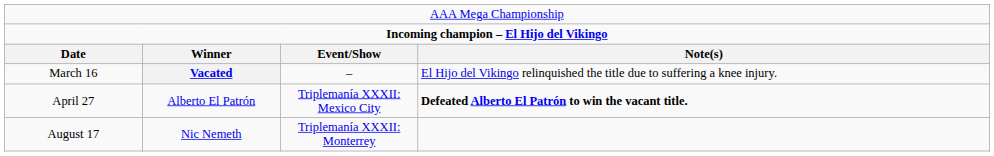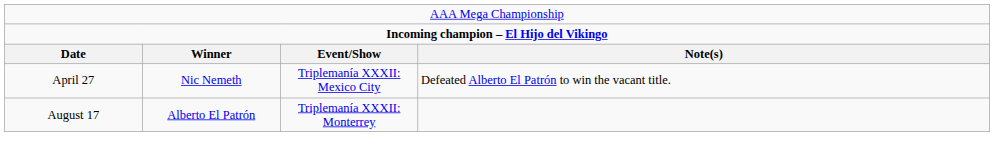- row: (73, 73)
(211, 100) Alberto El Patrón -> (211, 80) Nic Nemeth
(554, 100) bold -> (546, 80) normal
(211, 134) Nic Nemeth -> (211, 114) Alberto El Patrón
